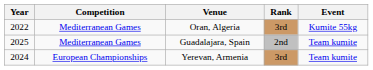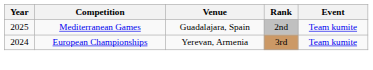- row: (215, 27)
